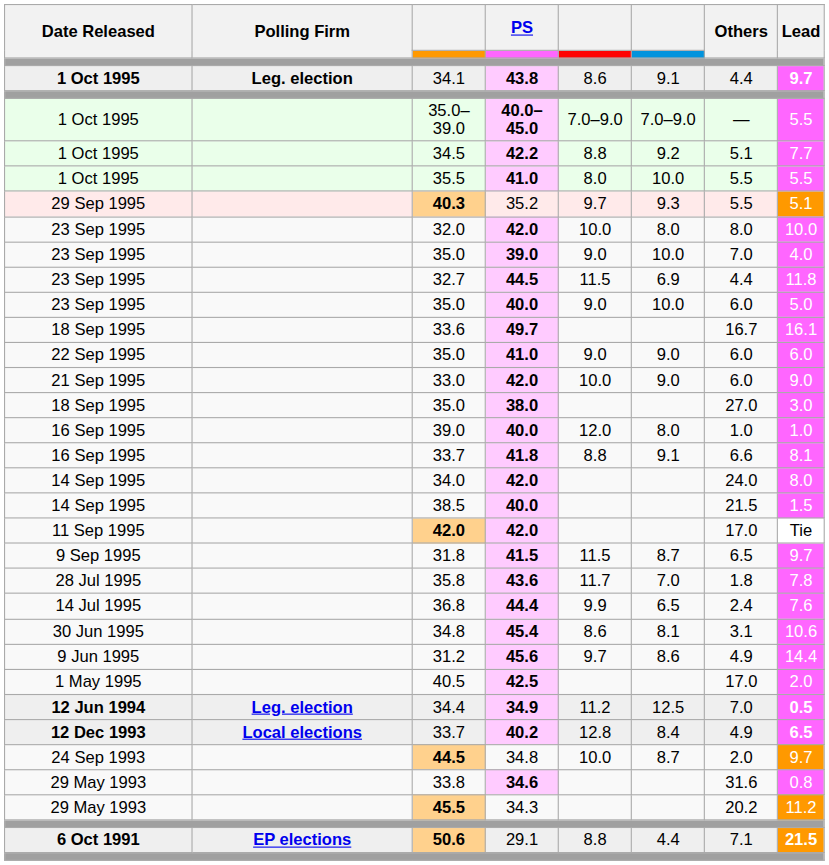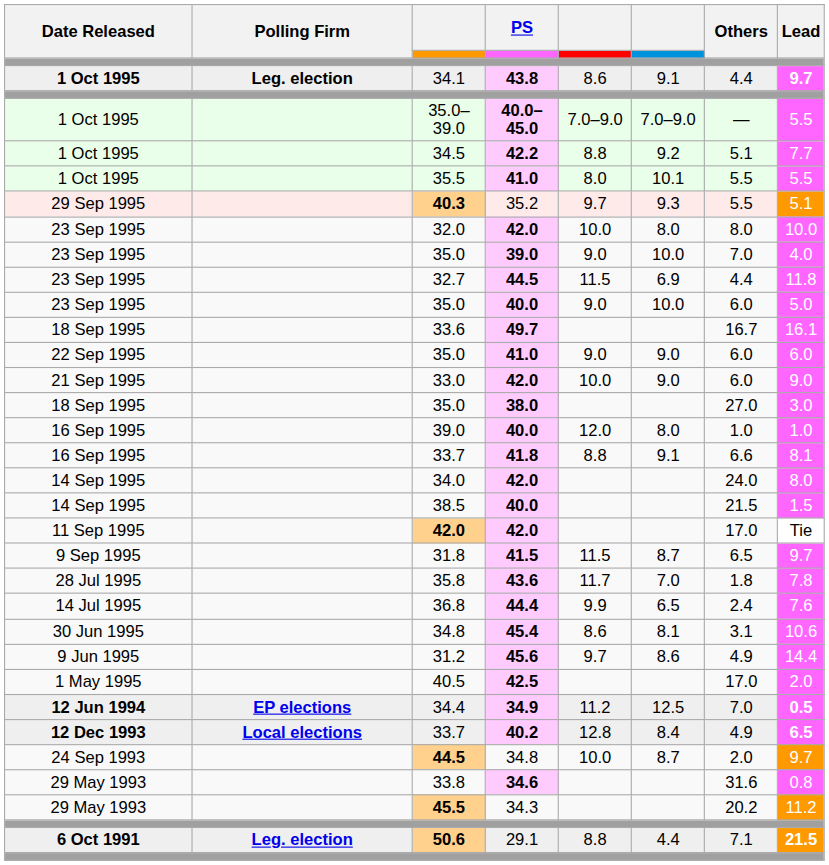(668, 178) 10.0 -> (668, 178) 10.1
(302, 706) Leg. election -> (302, 706) EP elections
(302, 840) EP elections -> (302, 840) Leg. election
